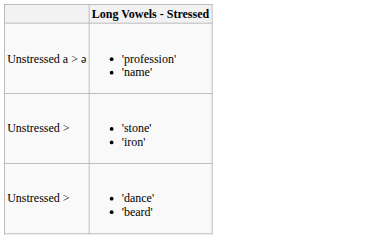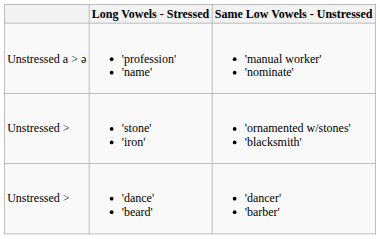+ column: (294, 14)
